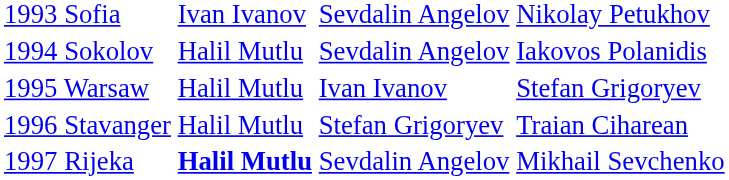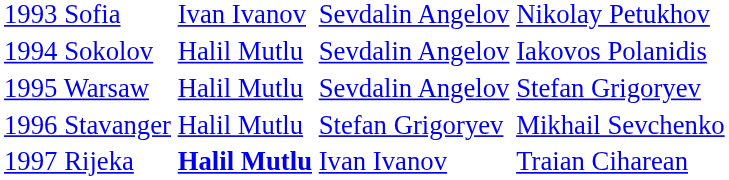(383, 88) Ivan Ivanov -> (414, 88) Sevdalin Angelov
(602, 124) Traian Ciharean -> (620, 124) Mikhail Sevchenko
(414, 161) Sevdalin Angelov -> (383, 161) Ivan Ivanov
(620, 161) Mikhail Sevchenko -> (602, 161) Traian Ciharean
